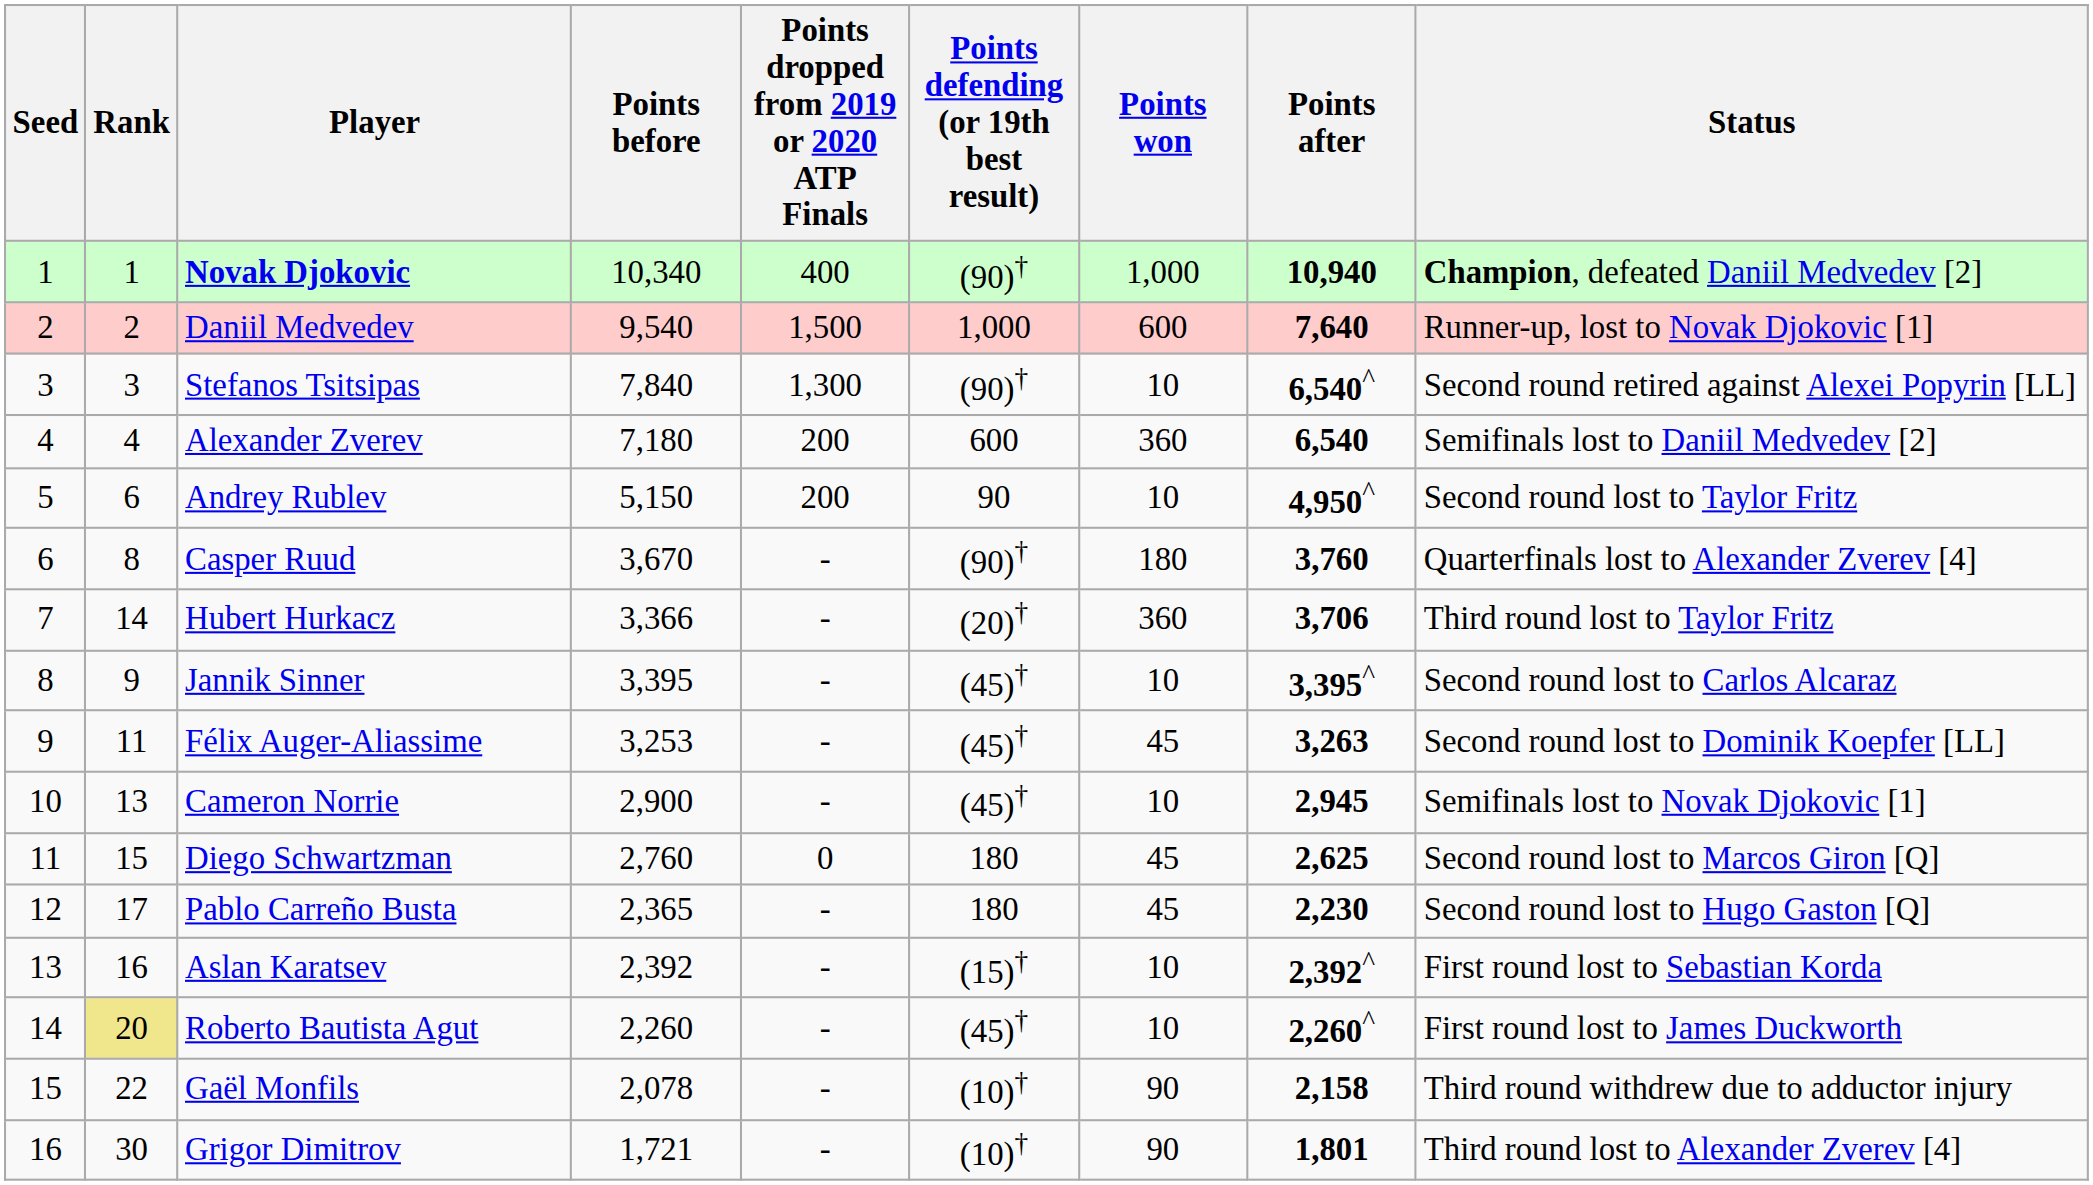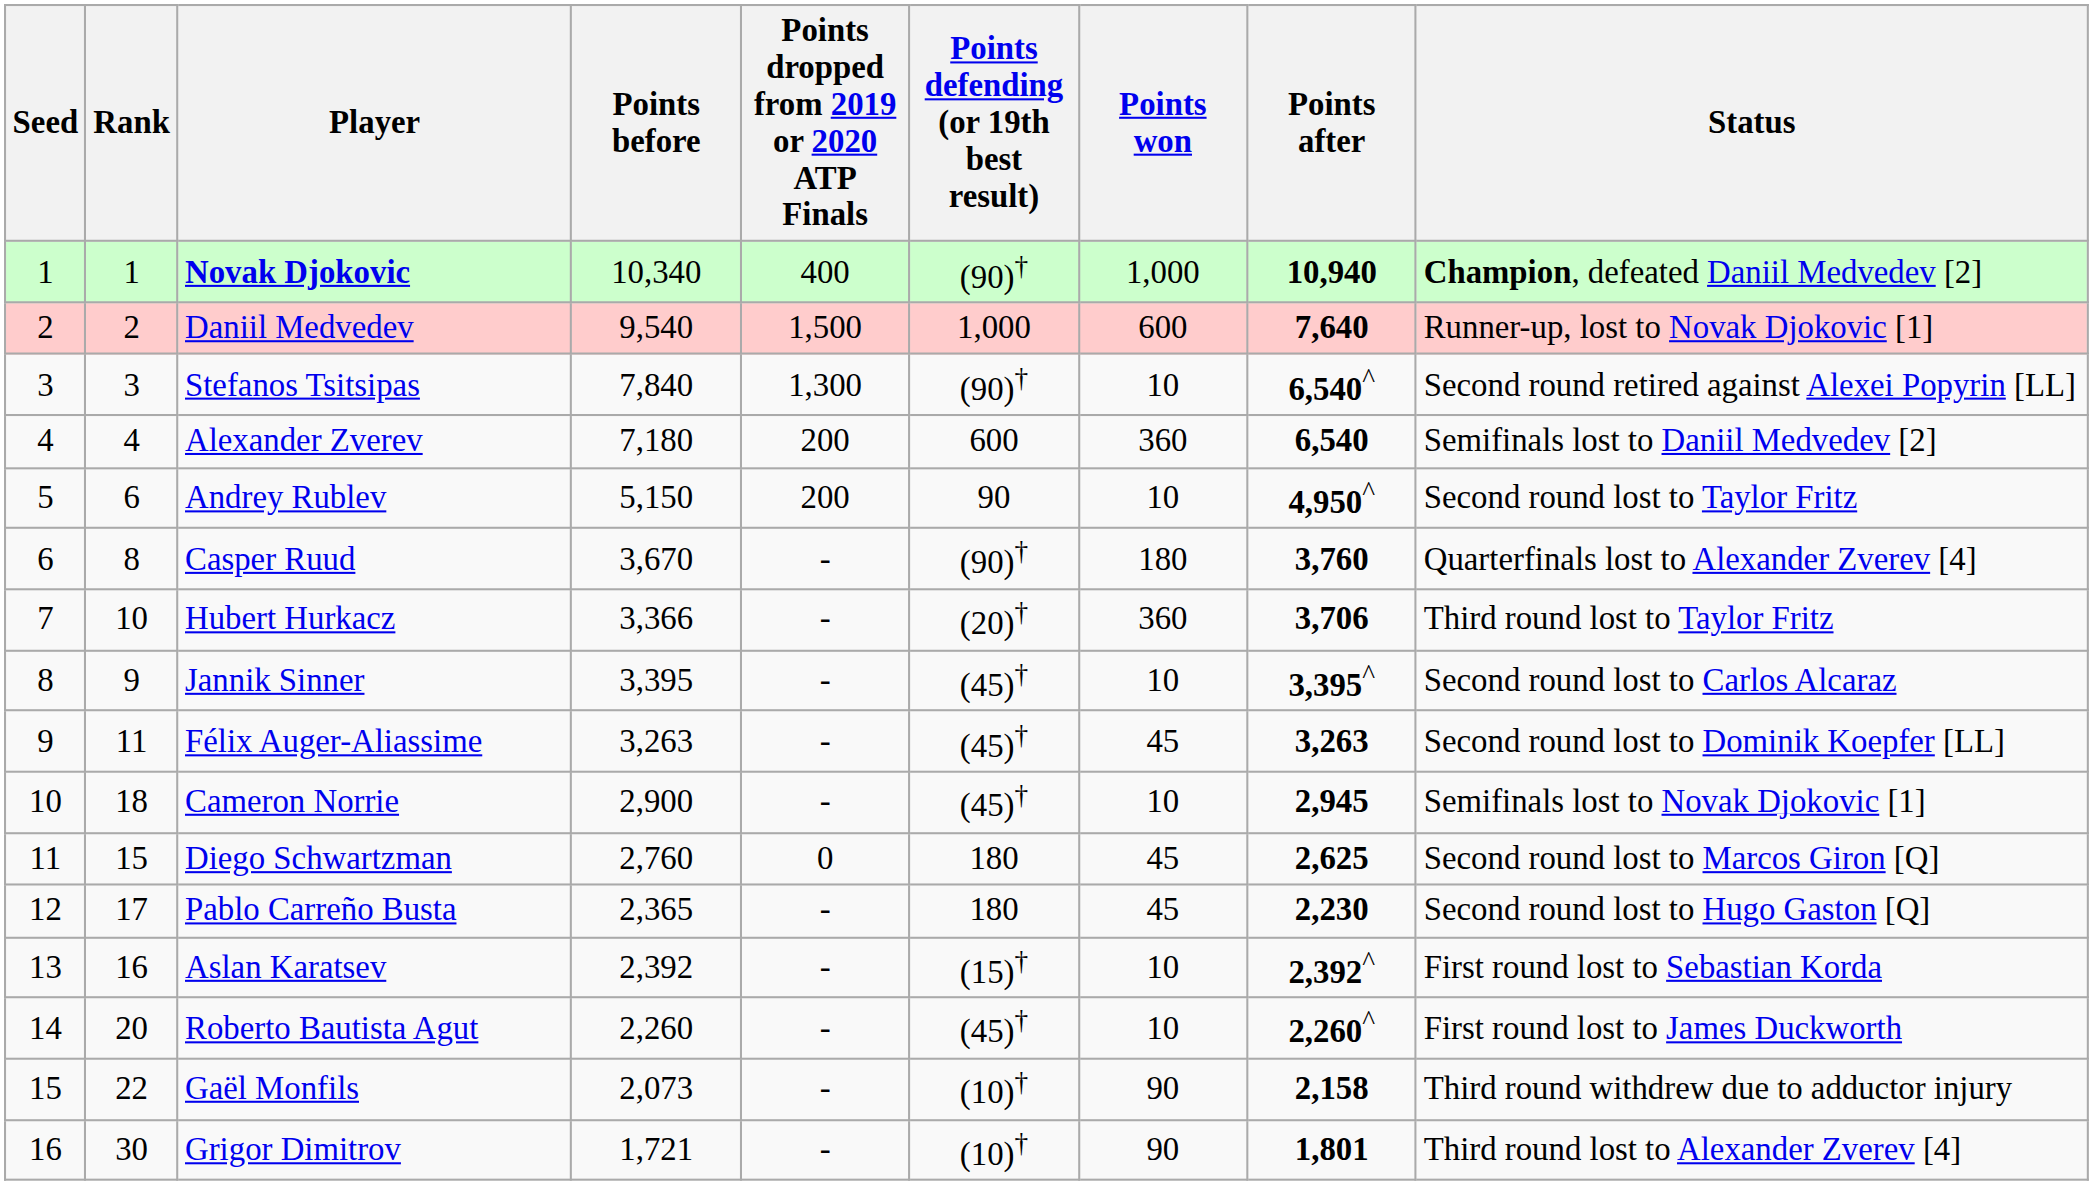(132, 619) 14 -> (132, 619) 10
(656, 740) 3,253 -> (656, 740) 3,263
(132, 801) 13 -> (132, 801) 18
(132, 1027) khaki background -> (132, 1027) no background
(656, 1088) 2,078 -> (656, 1088) 2,073
